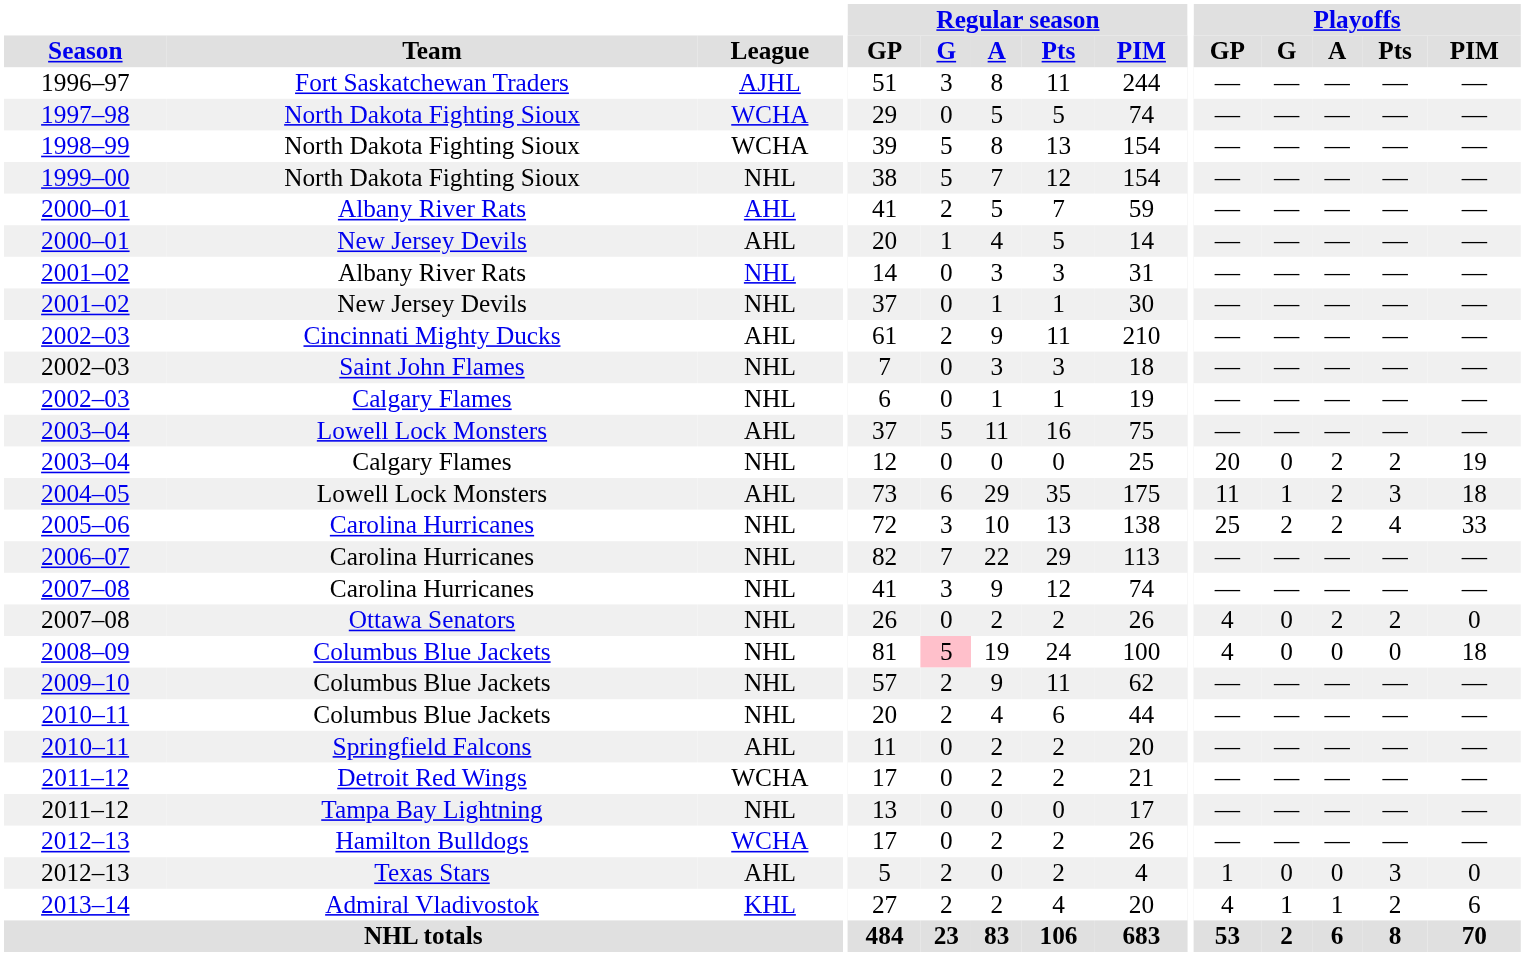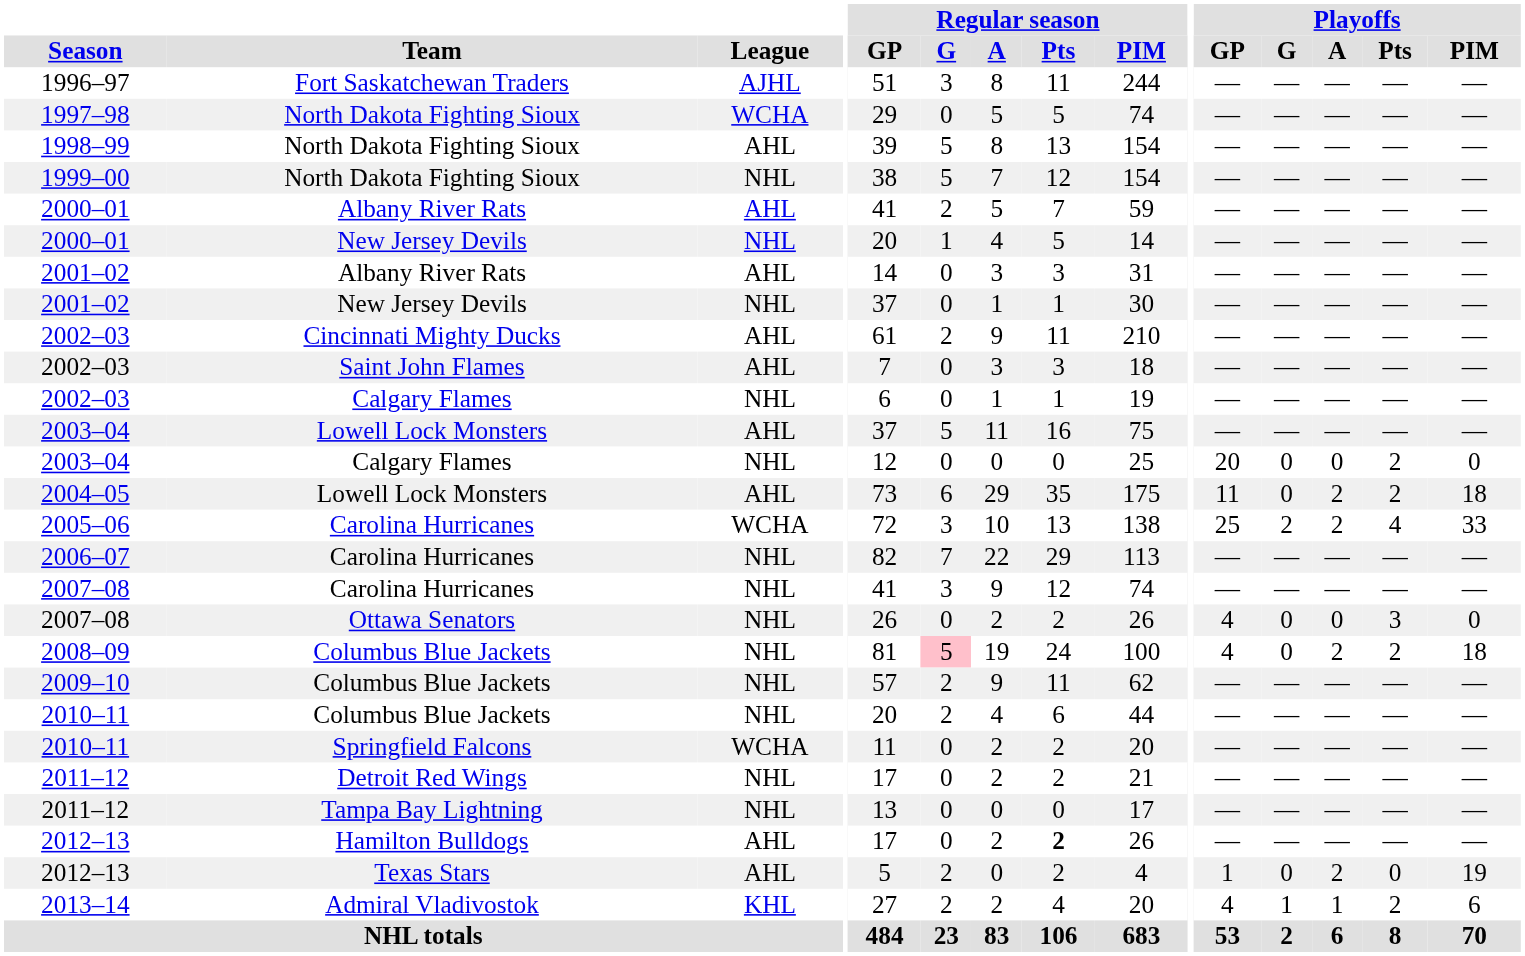(770, 145) WCHA -> (770, 145) AHL
(770, 240) AHL -> (770, 240) NHL
(770, 272) NHL -> (770, 272) AHL
(770, 367) NHL -> (770, 367) AHL
(1337, 461) 2 -> (1337, 461) 0
(1474, 461) 19 -> (1474, 461) 0
(1287, 493) 1 -> (1287, 493) 0
(1395, 493) 3 -> (1395, 493) 2
(770, 525) NHL -> (770, 525) WCHA
(1337, 619) 2 -> (1337, 619) 0
(1395, 619) 2 -> (1395, 619) 3
(1337, 651) 0 -> (1337, 651) 2
(1395, 651) 0 -> (1395, 651) 2
(770, 746) AHL -> (770, 746) WCHA
(770, 777) WCHA -> (770, 777) NHL
(770, 841) WCHA -> (770, 841) AHL
(1058, 841) normal -> (1058, 841) bold
(1337, 872) 0 -> (1337, 872) 2
(1395, 872) 3 -> (1395, 872) 0
(1474, 872) 0 -> (1474, 872) 19
